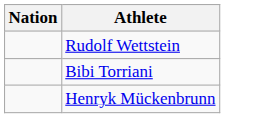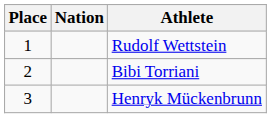+ column: (28, 17)
